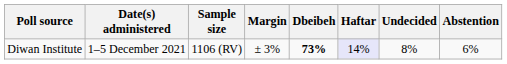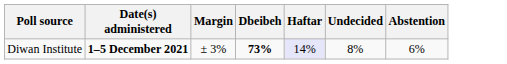- column: (217, 22)
(137, 49) normal -> (138, 49) bold
